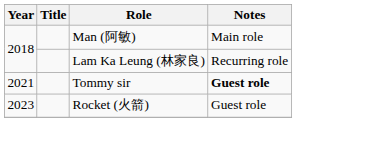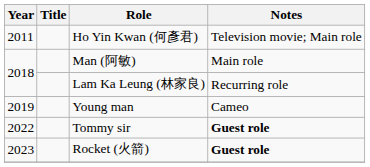+ row: (135, 36)
+ row: (103, 106)
(21, 83) 2021 -> (21, 127) 2022
(239, 105) normal -> (240, 150) bold
